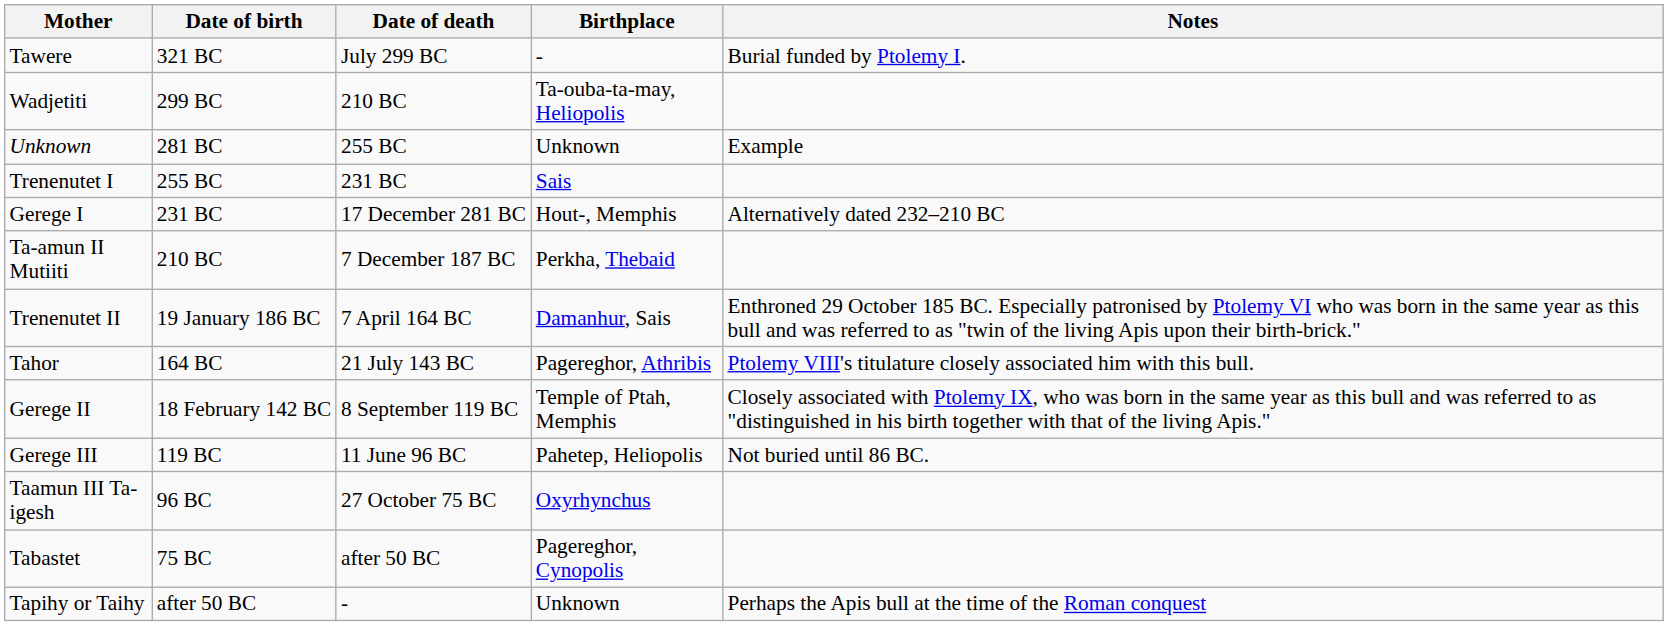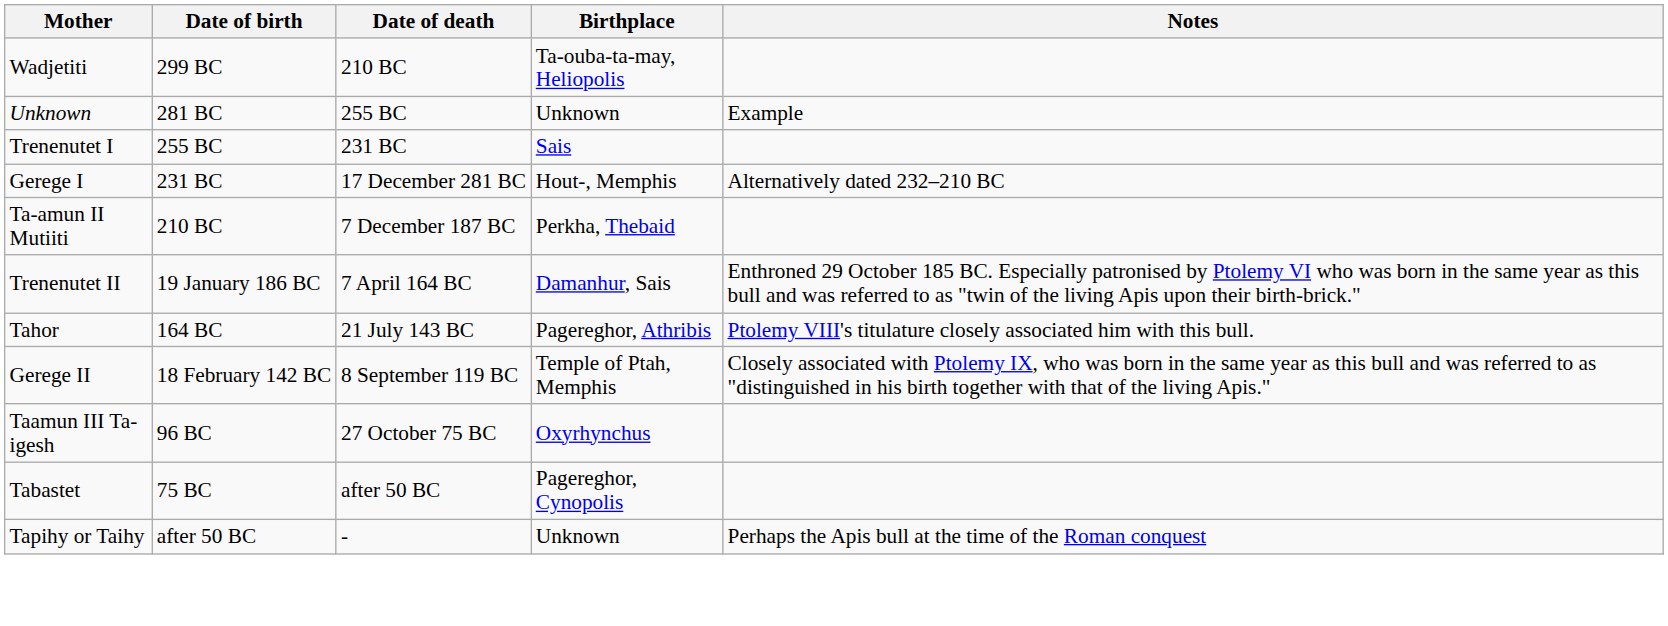- row: (41, 55)
- row: (54, 454)
